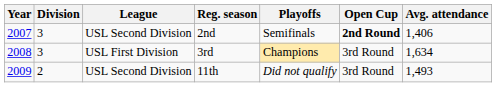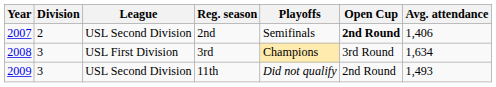(40, 33) 3 -> (40, 33) 2
(40, 71) 2 -> (40, 71) 3
(368, 71) 3rd Round -> (369, 71) 2nd Round
